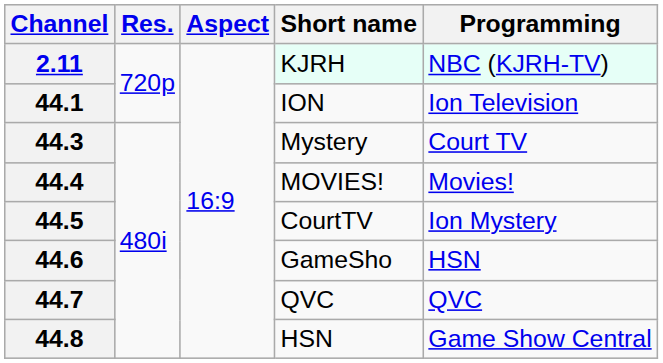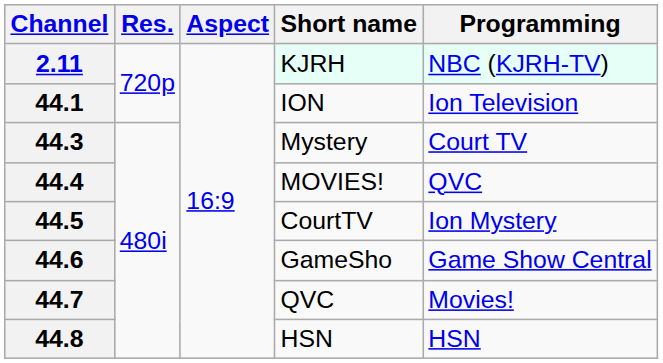(471, 181) Movies! -> (455, 181) QVC
(455, 260) HSN -> (540, 260) Game Show Central
(455, 299) QVC -> (471, 299) Movies!
(540, 338) Game Show Central -> (455, 338) HSN
